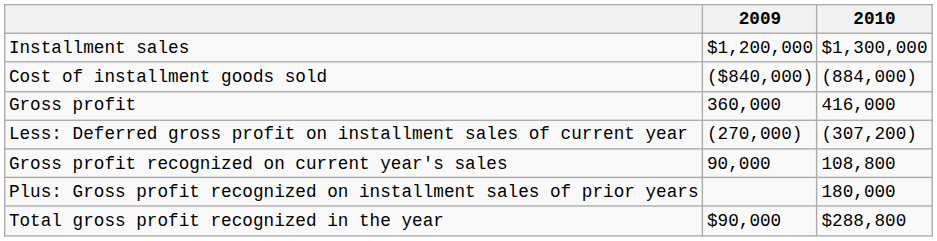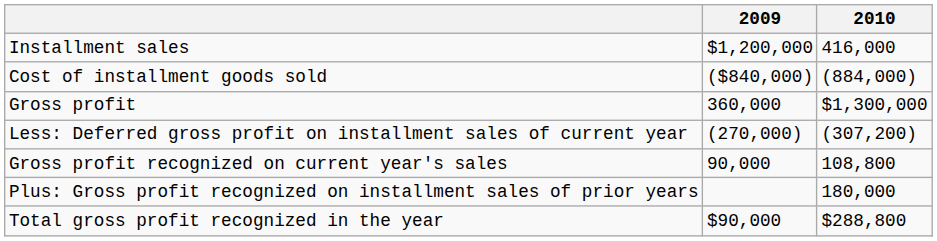(875, 48) $1,300,000 -> (859, 48) 416,000
(859, 106) 416,000 -> (875, 106) $1,300,000
